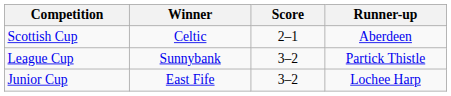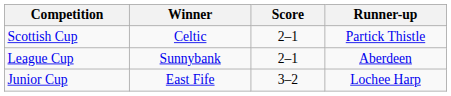(385, 36) Aberdeen -> (385, 36) Partick Thistle
(288, 58) 3–2 -> (288, 58) 2–1
(385, 58) Partick Thistle -> (385, 58) Aberdeen
